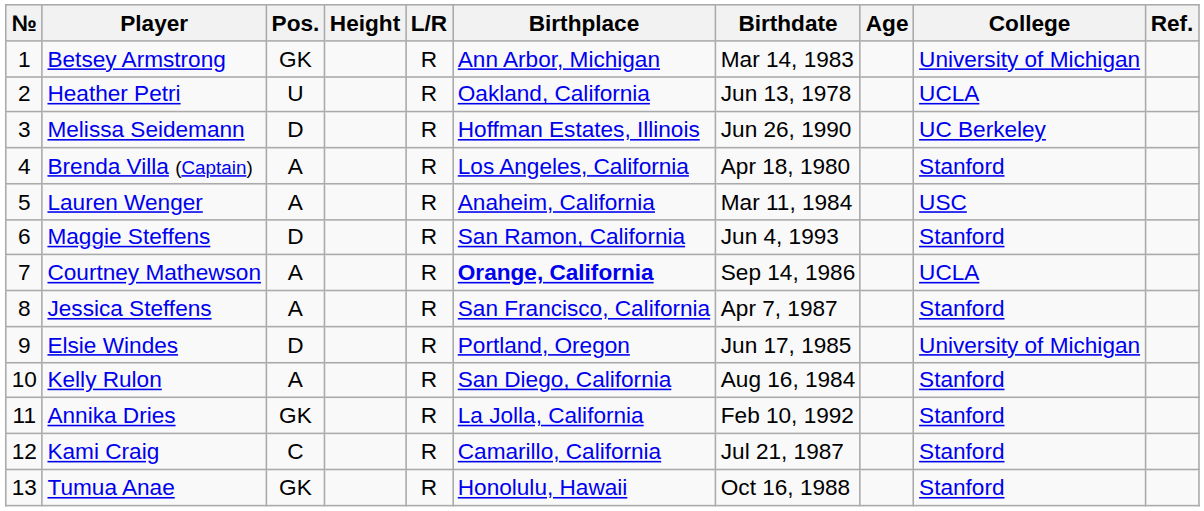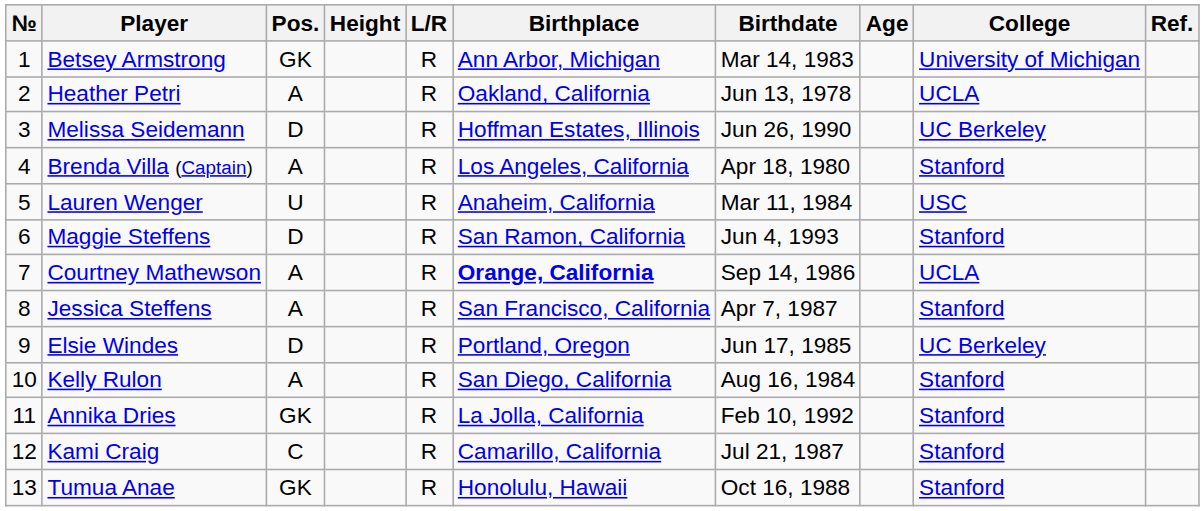(295, 94) U -> (295, 94) A
(295, 202) A -> (295, 202) U
(1030, 344) University of Michigan -> (983, 344) UC Berkeley
